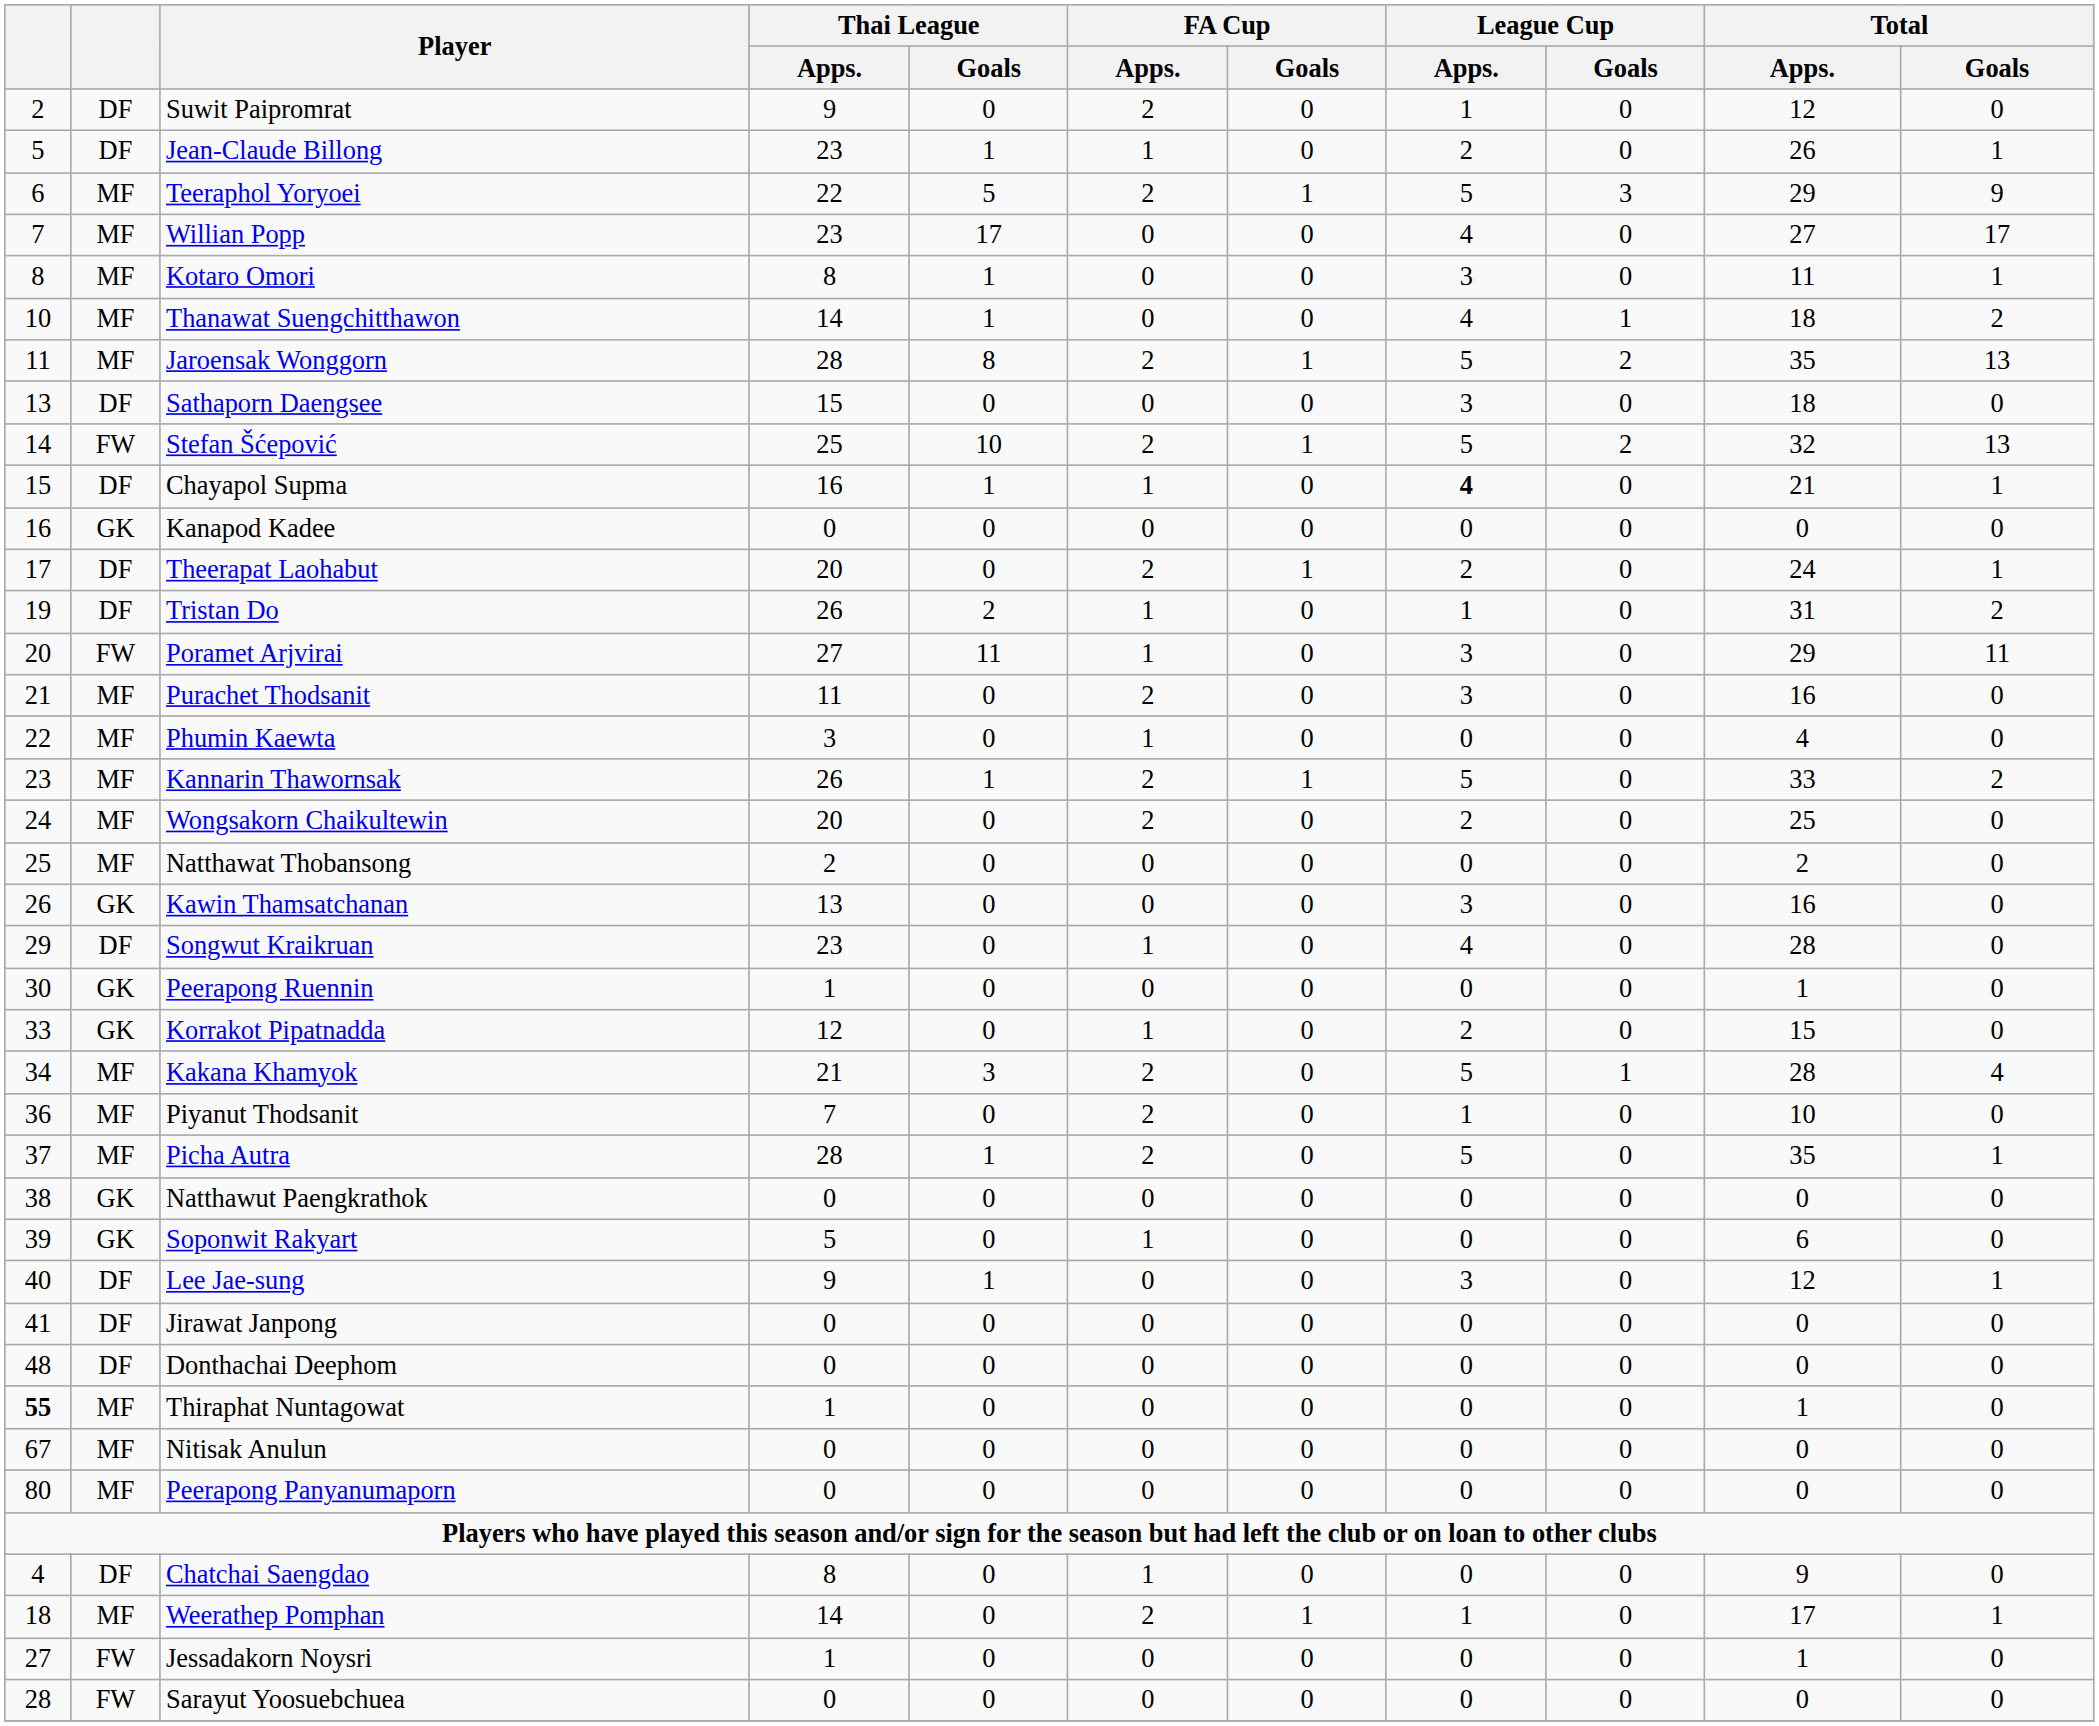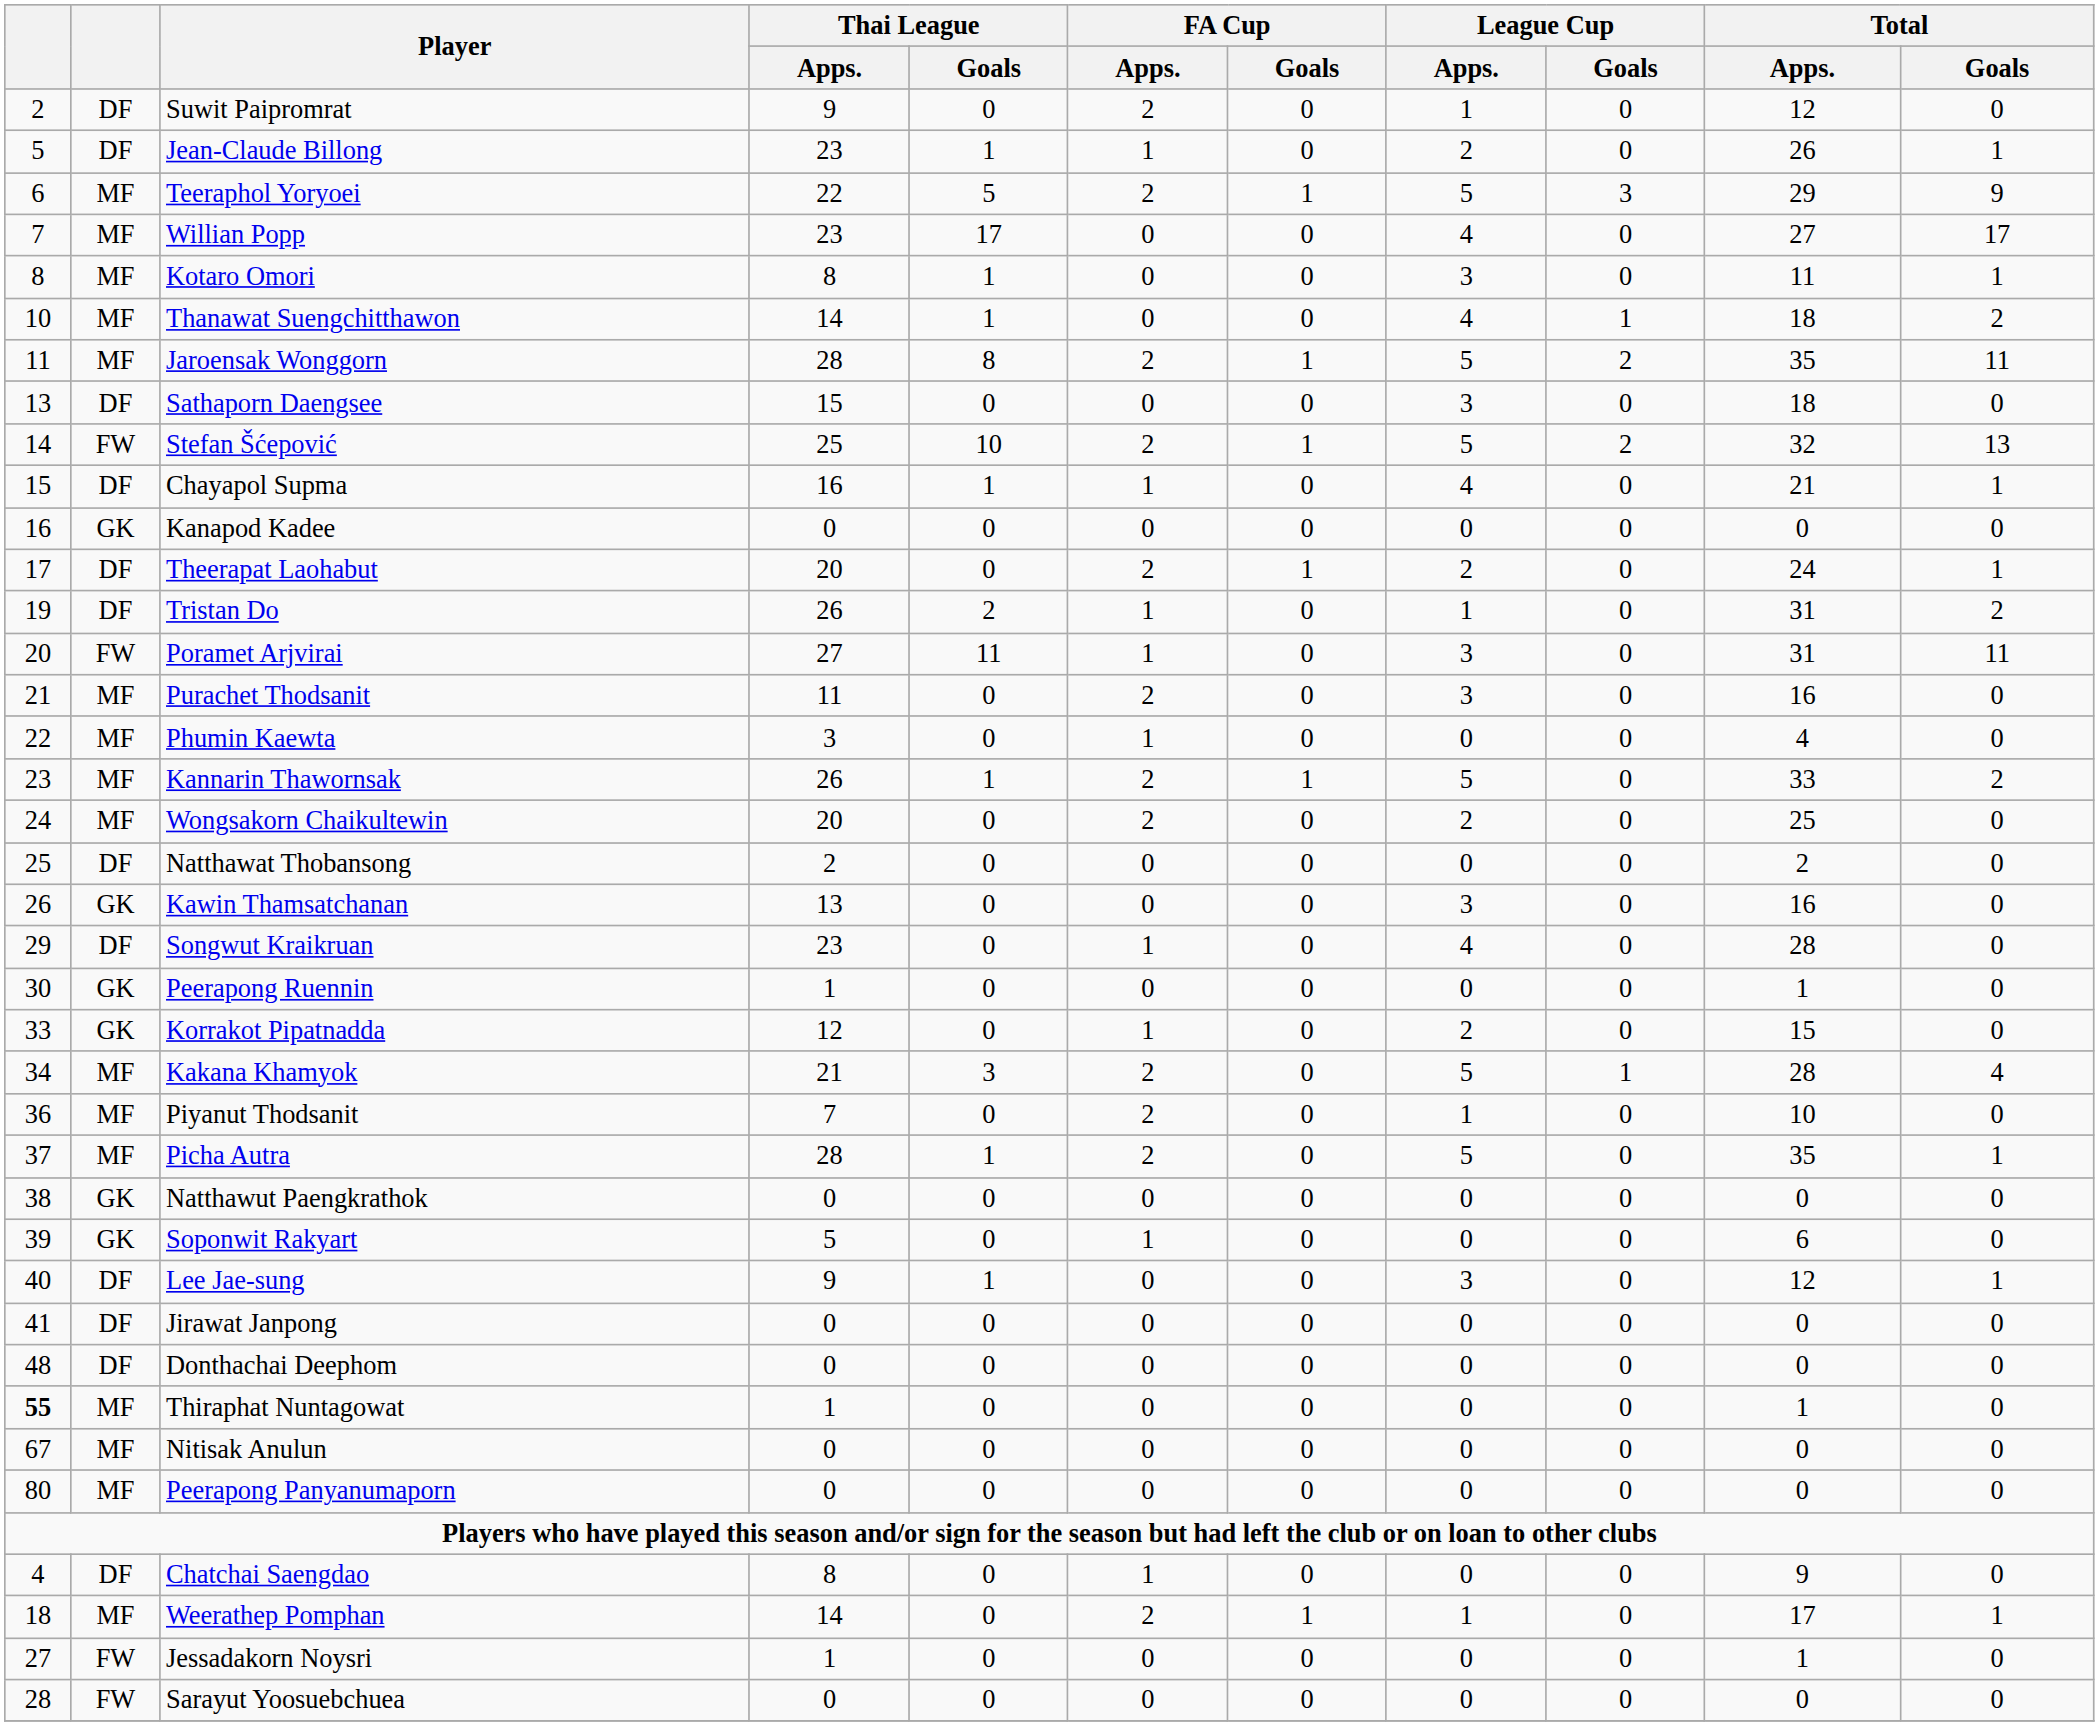(1997, 360) 13 -> (1997, 360) 11
(1466, 485) bold -> (1466, 485) normal
(1802, 653) 29 -> (1802, 653) 31
(115, 862) MF -> (115, 862) DF
